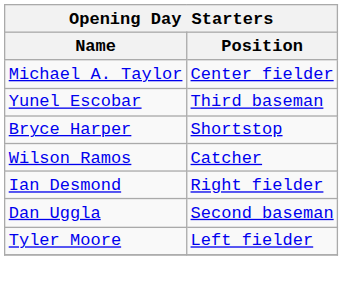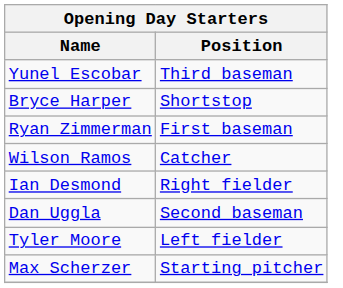- row: (96, 74)
+ row: (80, 130)
+ row: (70, 268)
